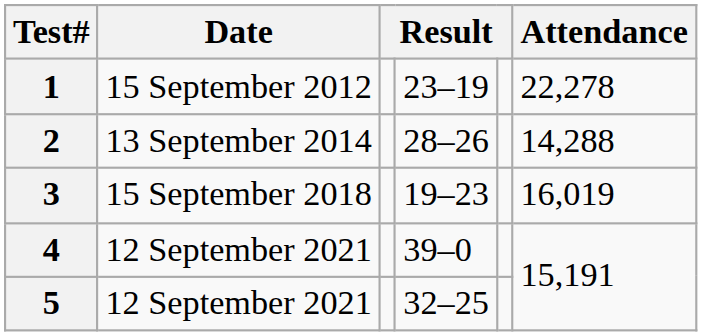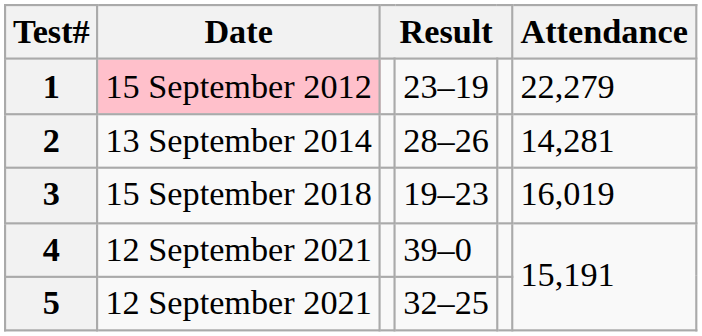(239, 85) no background -> (239, 85) pink background
(568, 85) 22,278 -> (568, 85) 22,279
(568, 140) 14,288 -> (568, 140) 14,281
